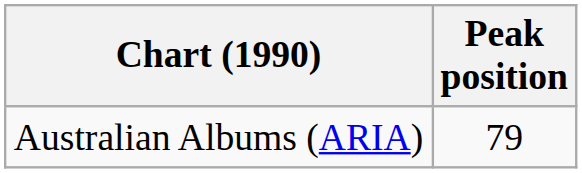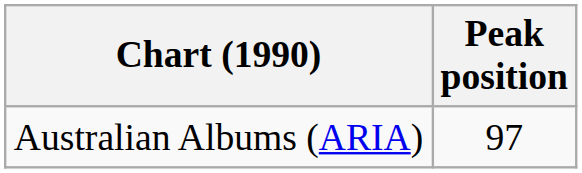(504, 136) 79 -> (504, 136) 97
